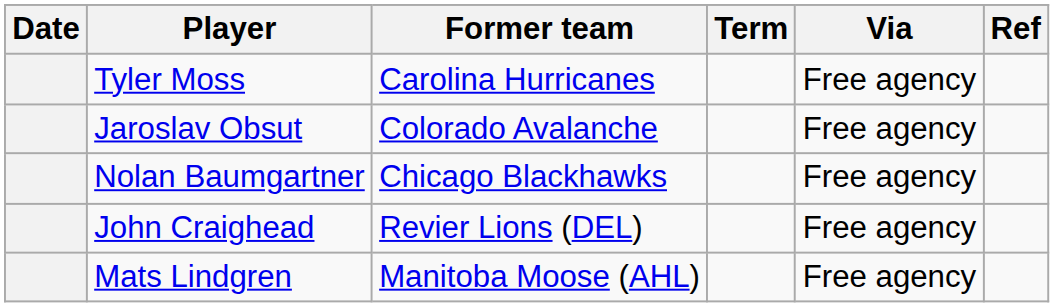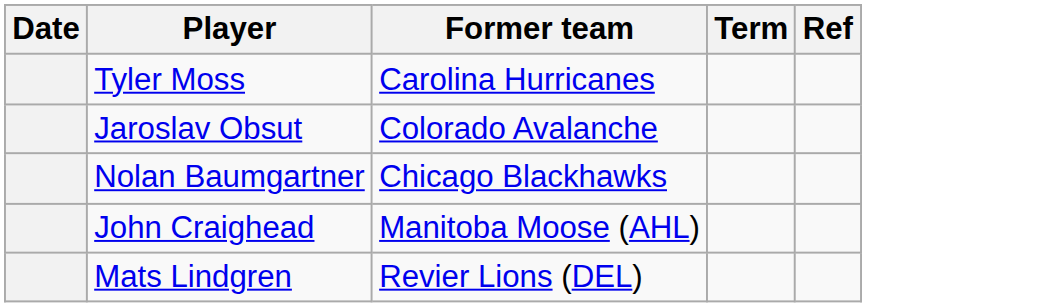- column: (889, 29)
(511, 227) Revier Lions (DEL) -> (540, 227) Manitoba Moose (AHL)
(540, 276) Manitoba Moose (AHL) -> (511, 276) Revier Lions (DEL)
